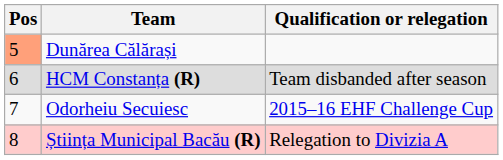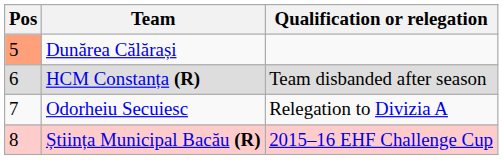(381, 109) 2015–16 EHF Challenge Cup -> (359, 109) Relegation to Divizia A
(359, 139) Relegation to Divizia A -> (381, 139) 2015–16 EHF Challenge Cup
